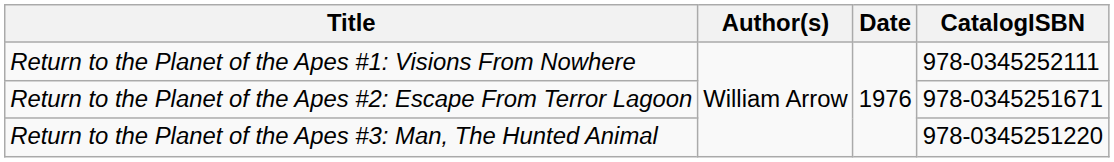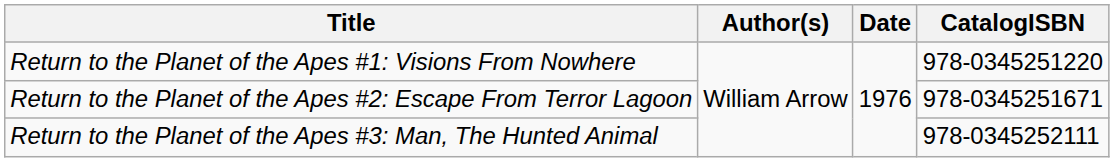(1011, 61) 978-0345252111 -> (1013, 61) 978-0345251220
(1013, 136) 978-0345251220 -> (1011, 136) 978-0345252111
